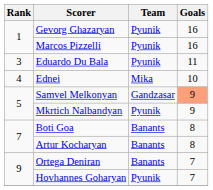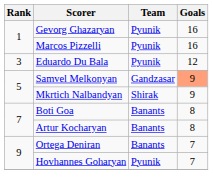(192, 62) 11 -> (192, 62) 12
- row: (48, 78)
(146, 111) Pyunik -> (145, 95) Shirak
